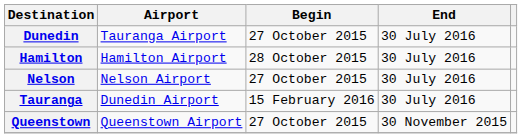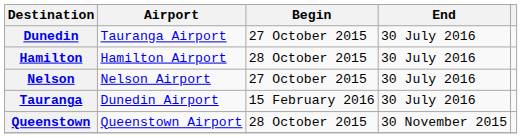(308, 122) 27 October 2015 -> (308, 122) 28 October 2015
